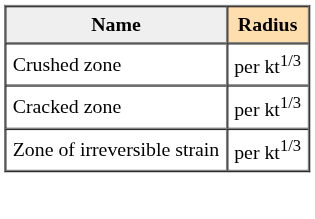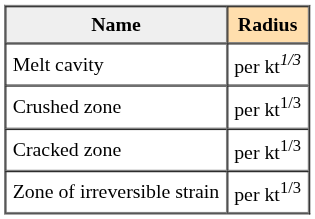+ row: (58, 64)
